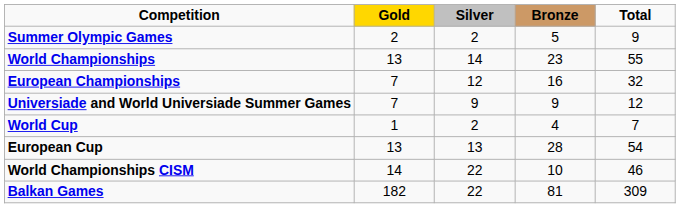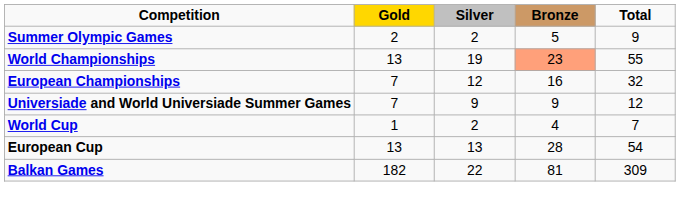(475, 59) 14 -> (475, 59) 19
(555, 59) no background -> (555, 59) lightsalmon background
- row: (101, 170)
